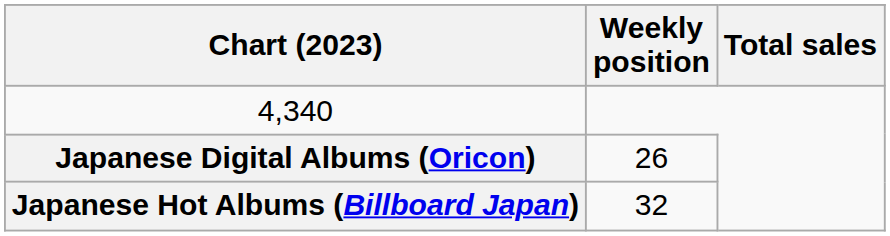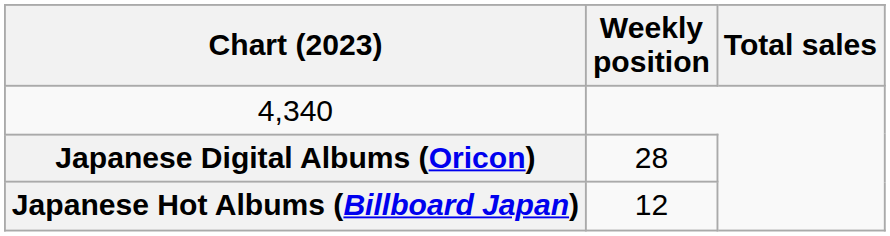(651, 157) 26 -> (651, 157) 28
(651, 205) 32 -> (651, 205) 12
